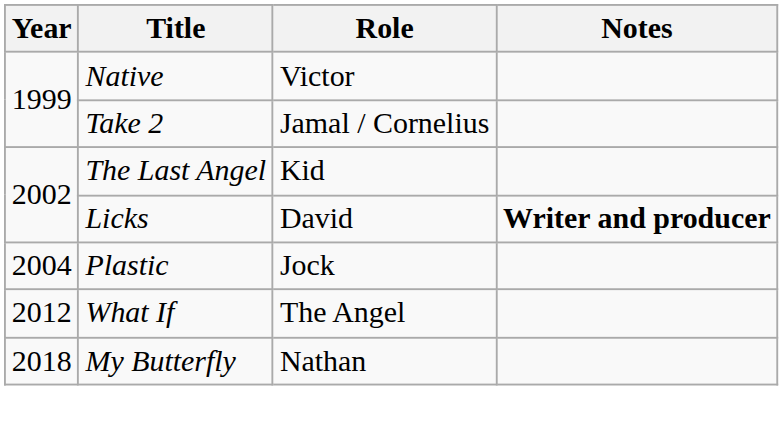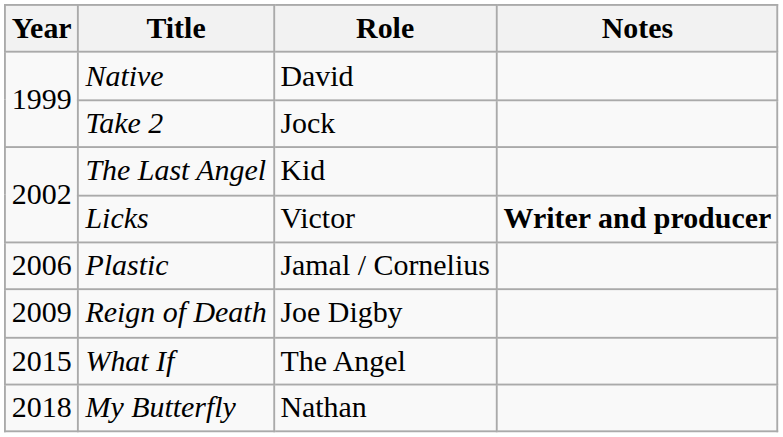(317, 75) Victor -> (317, 75) David
(385, 123) Jamal / Cornelius -> (308, 123) Jock
(316, 218) David -> (318, 218) Victor
(42, 265) 2004 -> (42, 265) 2006
(307, 265) Jock -> (385, 265) Jamal / Cornelius
+ row: (176, 312)
(42, 312) 2012 -> (42, 360) 2015
